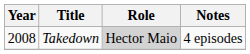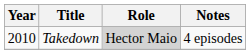(22, 37) 2008 -> (22, 37) 2010
